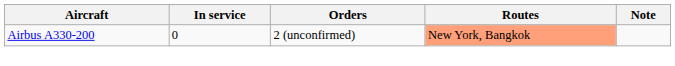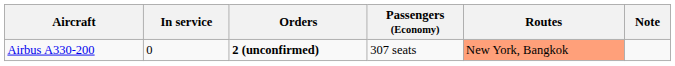+ column: (415, 21)
(314, 35) normal -> (276, 49) bold
